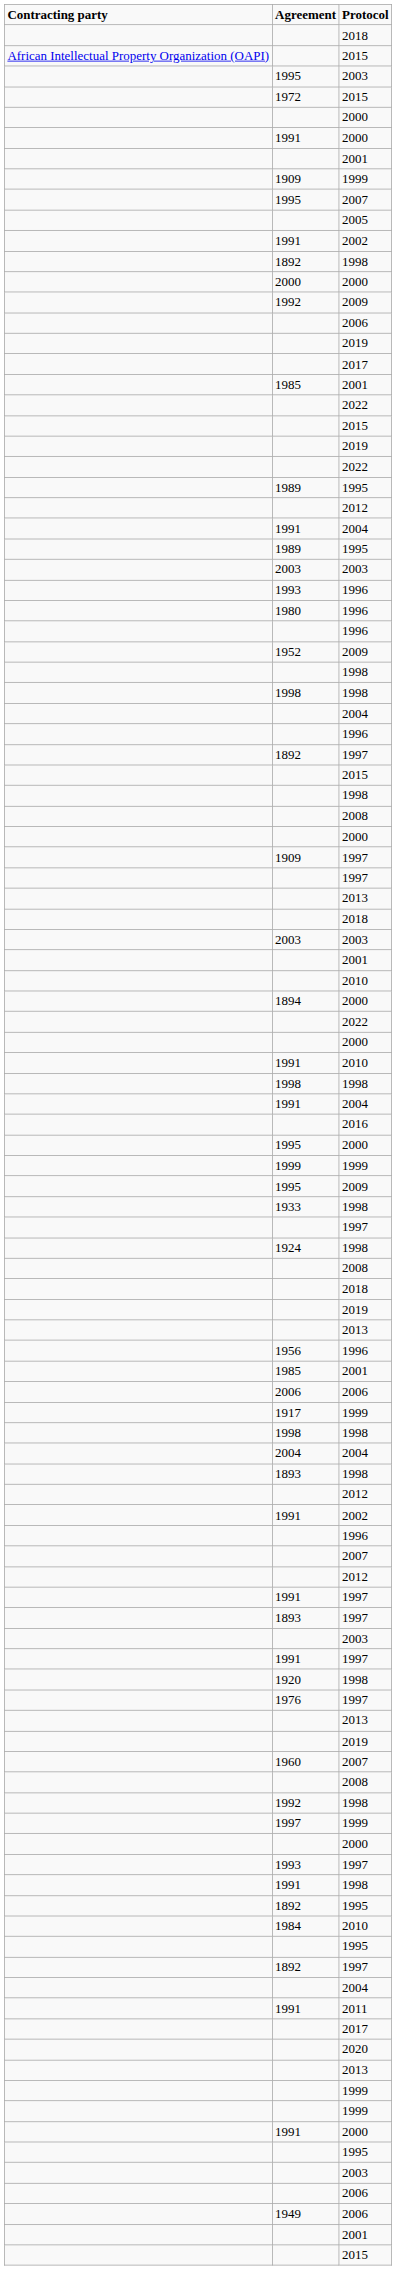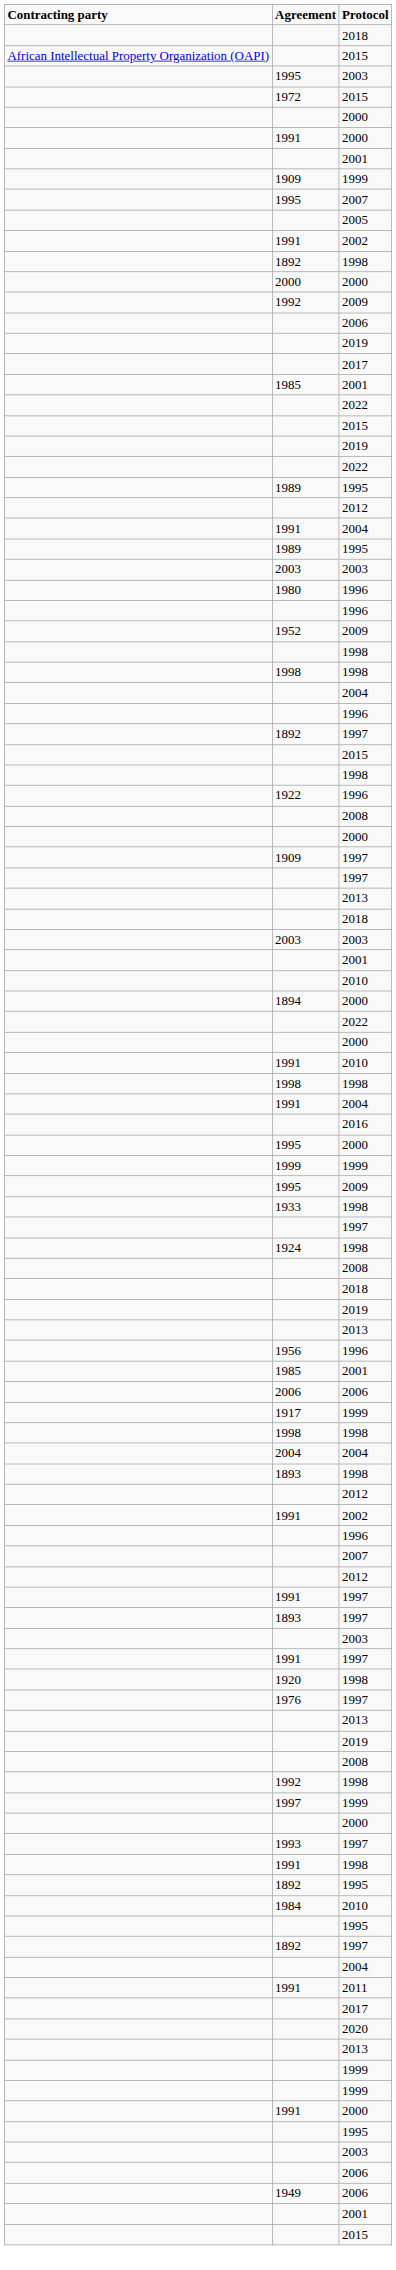- row: (288, 590)
+ row: (288, 795)
- row: (288, 1761)
